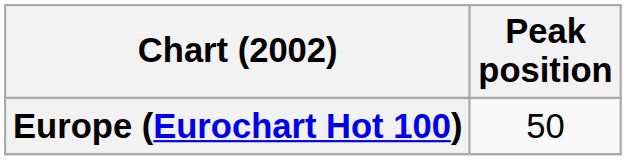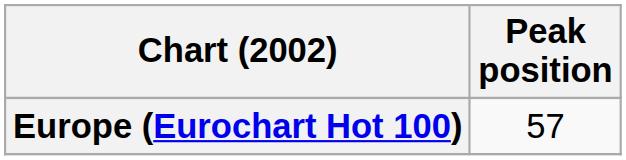(546, 125) 50 -> (546, 125) 57
